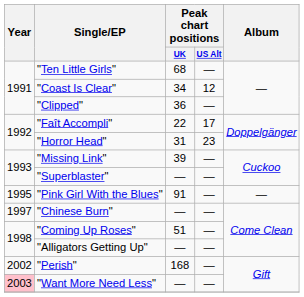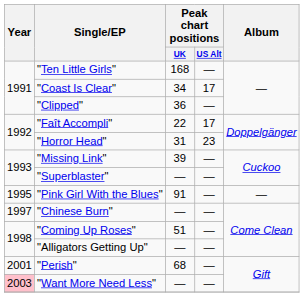(180, 70) 68 -> (180, 70) 168
(209, 87) 12 -> (209, 87) 17
(19, 265) 2002 -> (19, 265) 2001
(180, 265) 168 -> (180, 265) 68
